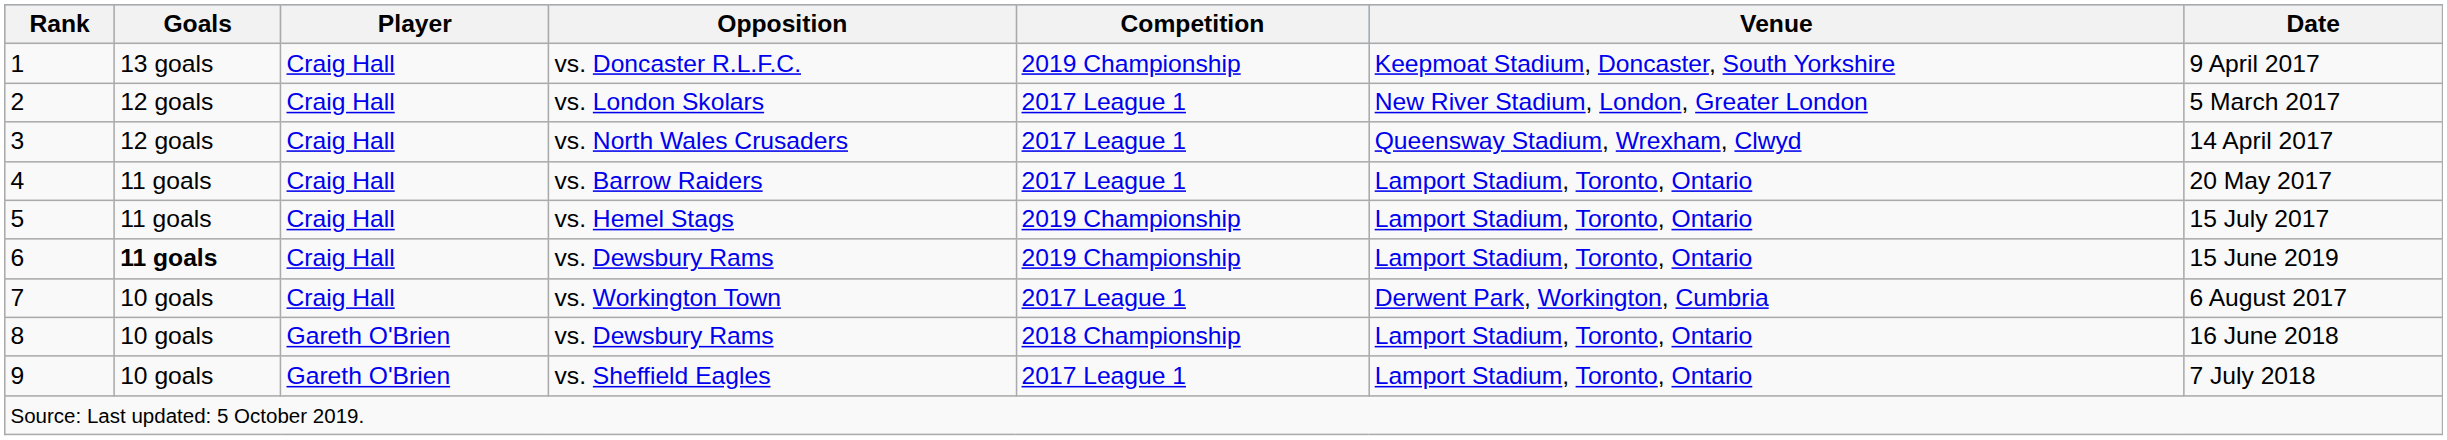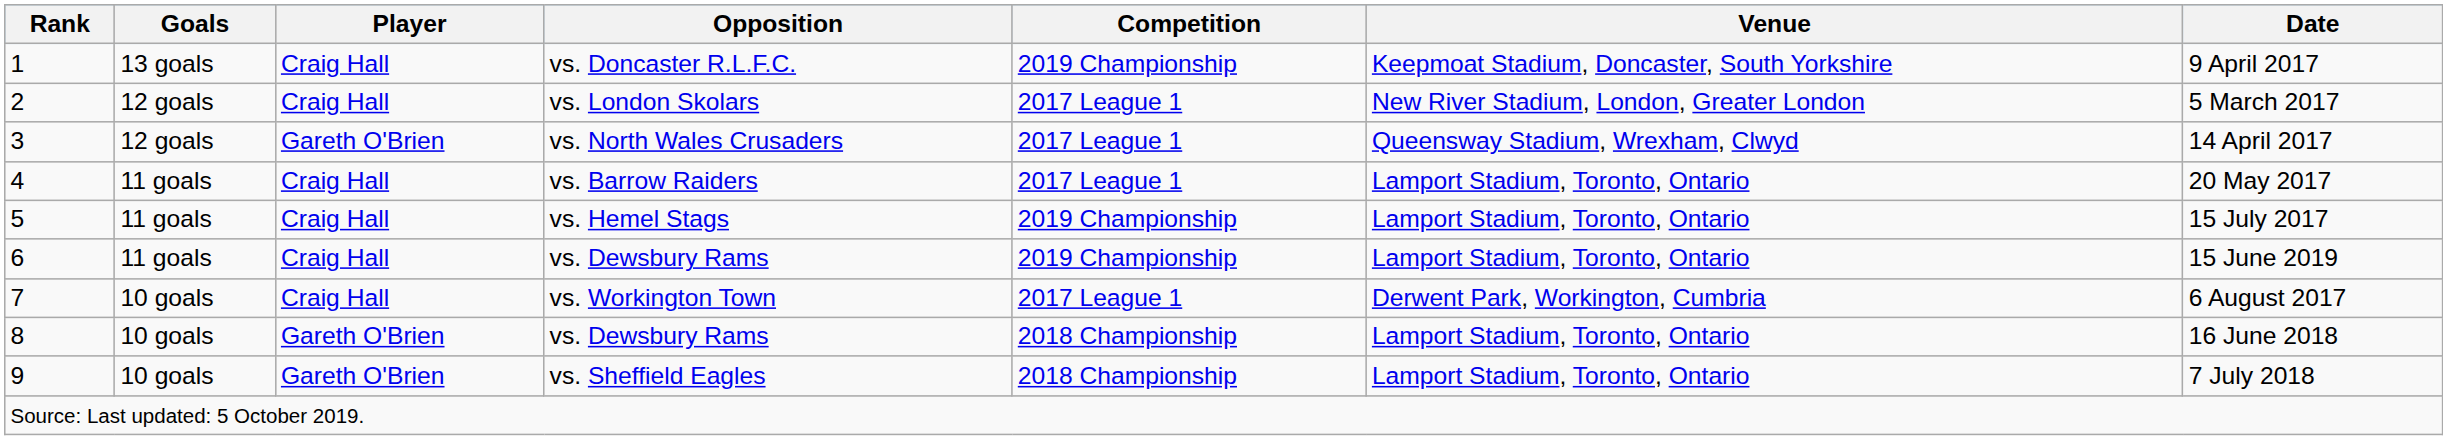(341, 141) Craig Hall -> (363, 141) Gareth O'Brien
(169, 258) bold -> (166, 258) normal
(1104, 375) 2017 League 1 -> (1127, 375) 2018 Championship
